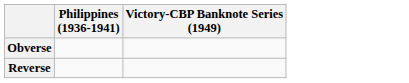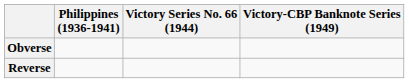+ column: (181, 21)
